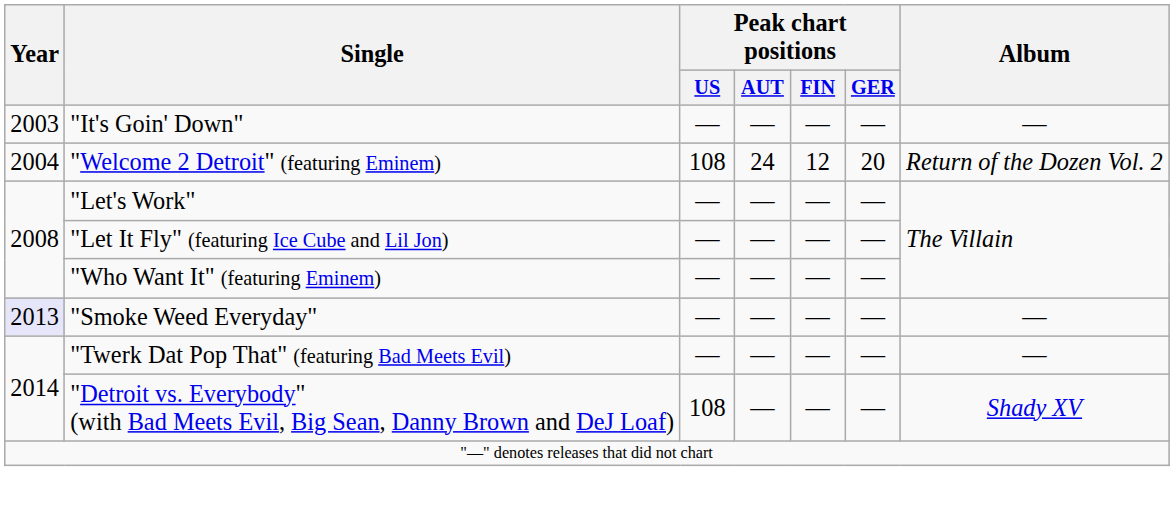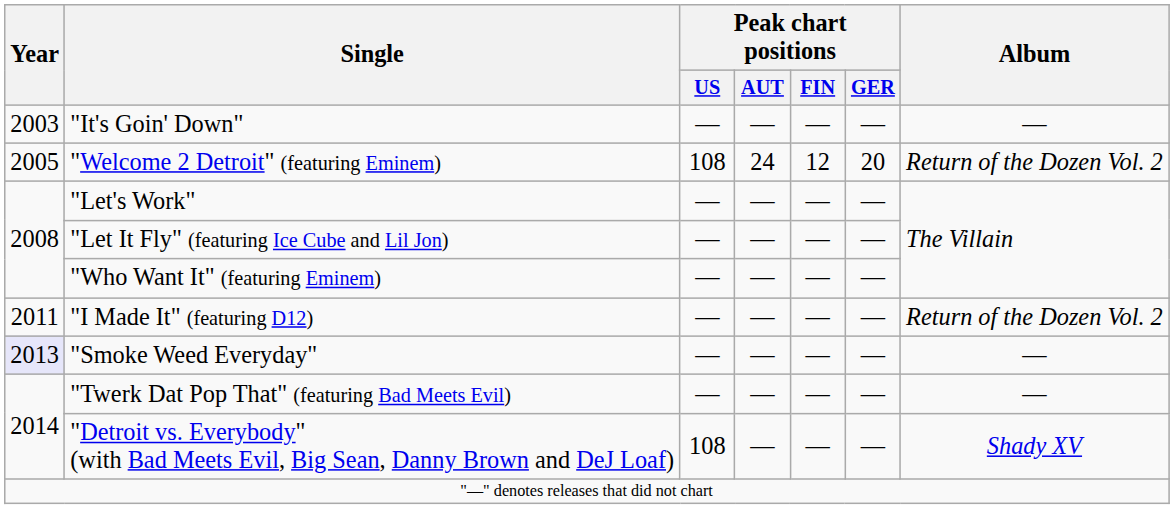(35, 162) 2004 -> (35, 162) 2005
+ row: (192, 316)
